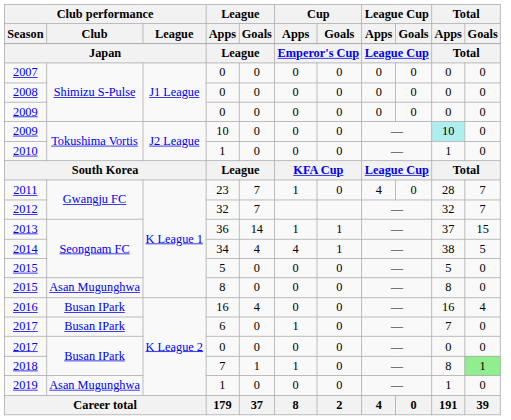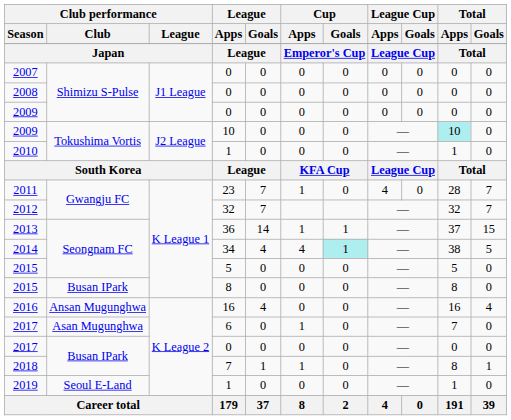(339, 248) no background -> (345, 248) paleturquoise background
(95, 287) Asan Mugunghwa -> (98, 287) Busan IPark
(95, 307) Busan IPark -> (98, 307) Ansan Mugunghwa
(95, 326) Busan IPark -> (98, 326) Asan Mugunghwa
(483, 365) lightgreen background -> (489, 365) no background
(95, 385) Asan Mugunghwa -> (98, 385) Seoul E-Land
